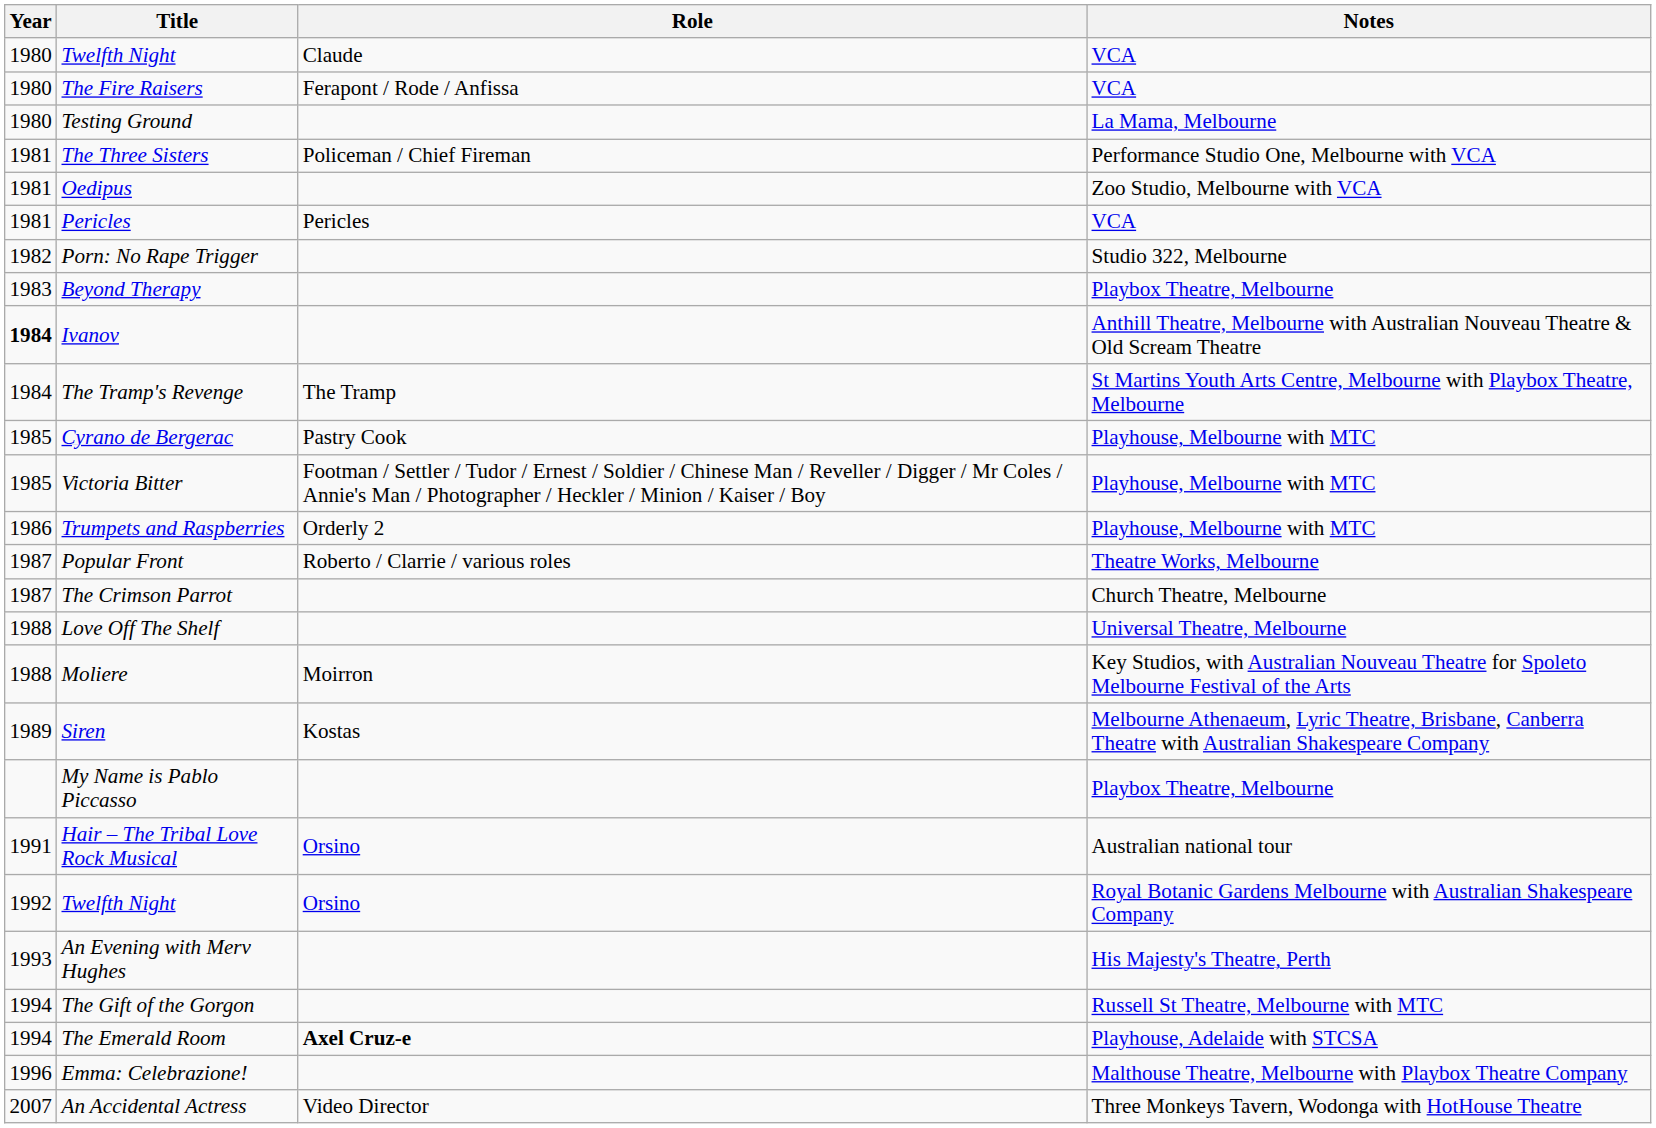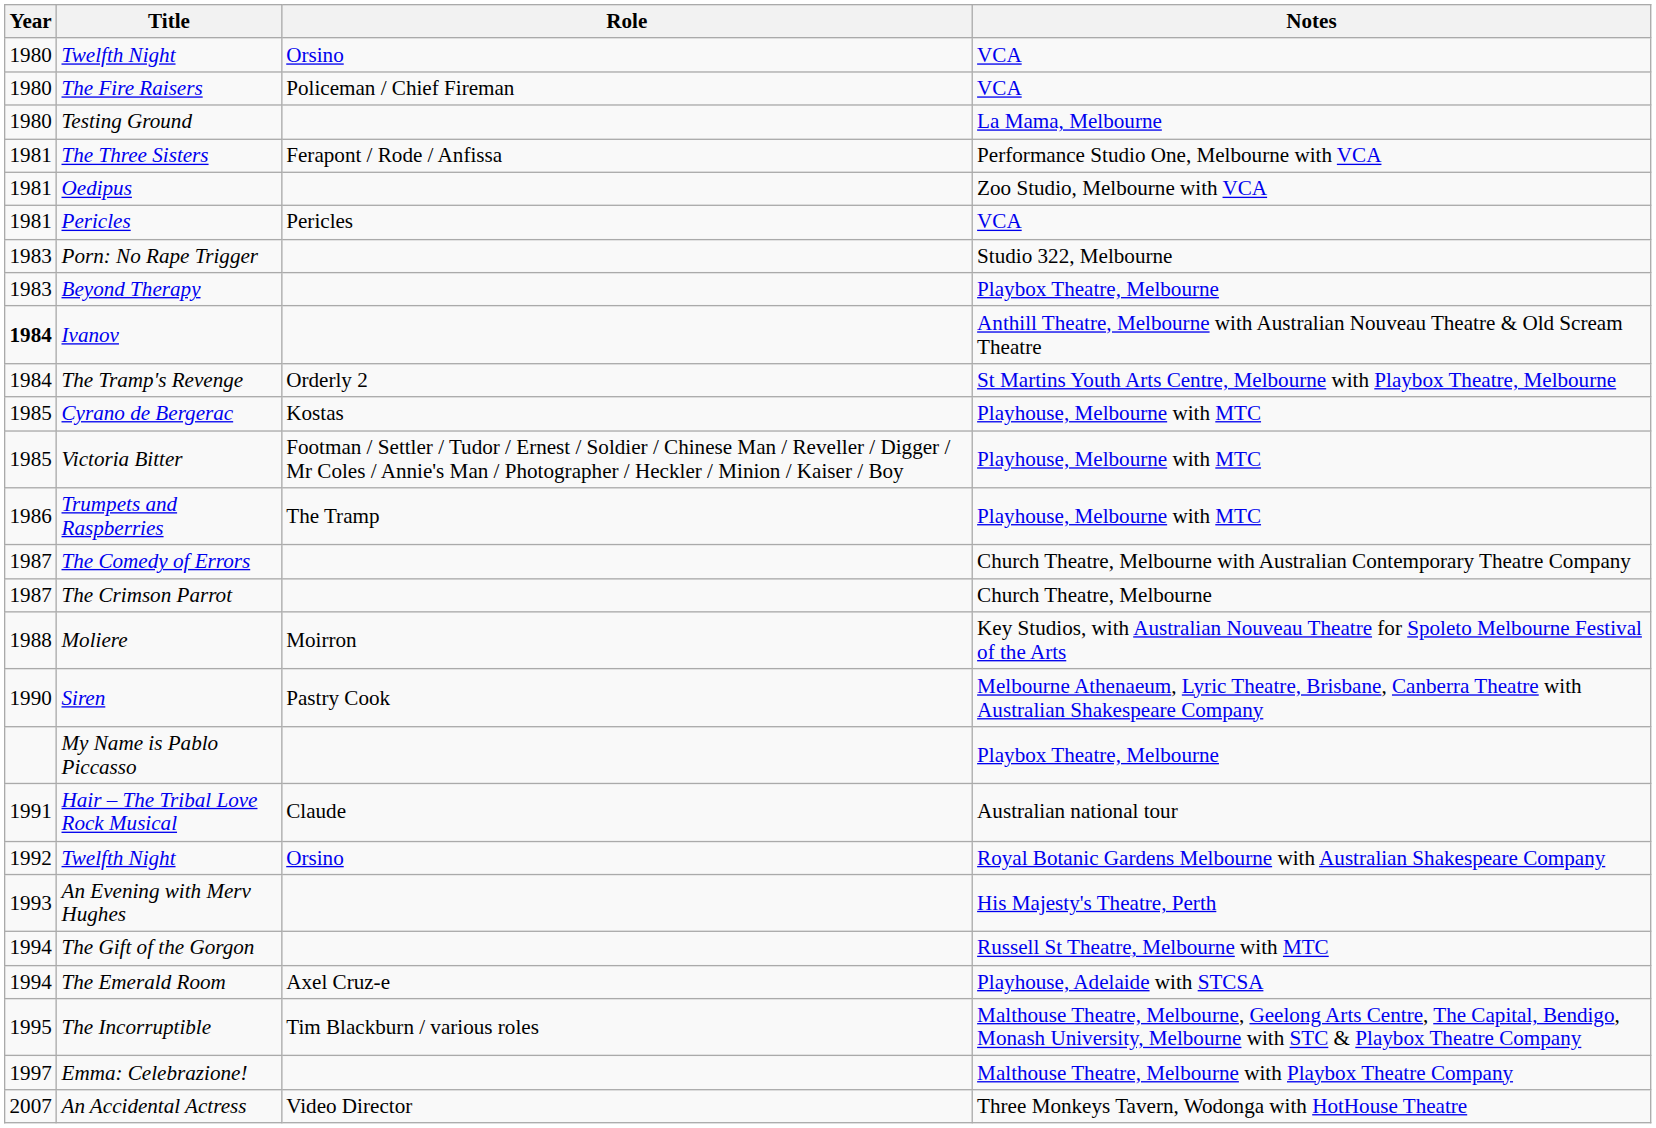(333, 54) Claude -> (315, 54) Orsino
(411, 88) Ferapont / Rode / Anfissa -> (400, 88) Policeman / Chief Fireman
(417, 155) Policeman / Chief Fireman -> (394, 155) Ferapont / Rode / Anfissa
(31, 255) 1982 -> (31, 255) 1983
(349, 391) The Tramp -> (327, 379) Orderly 2
(355, 437) Pastry Cook -> (315, 413) Kostas
(343, 527) Orderly 2 -> (333, 516) The Tramp
- row: (122, 561)
+ row: (156, 561)
- row: (140, 628)
(31, 731) 1989 -> (31, 697) 1990
(331, 731) Kostas -> (338, 697) Pastry Cook
(331, 845) Orsino -> (316, 812) Claude
(357, 1038) bold -> (338, 981) normal
+ row: (136, 1027)
(31, 1072) 1996 -> (31, 1072) 1997
